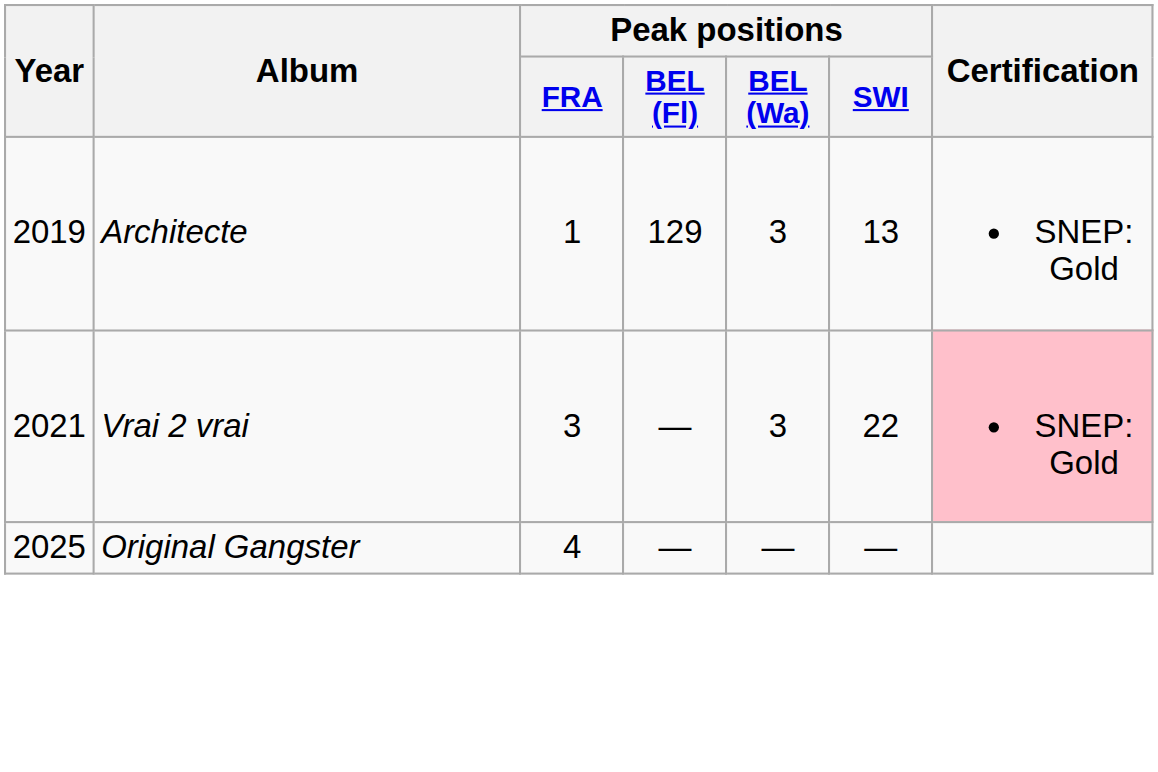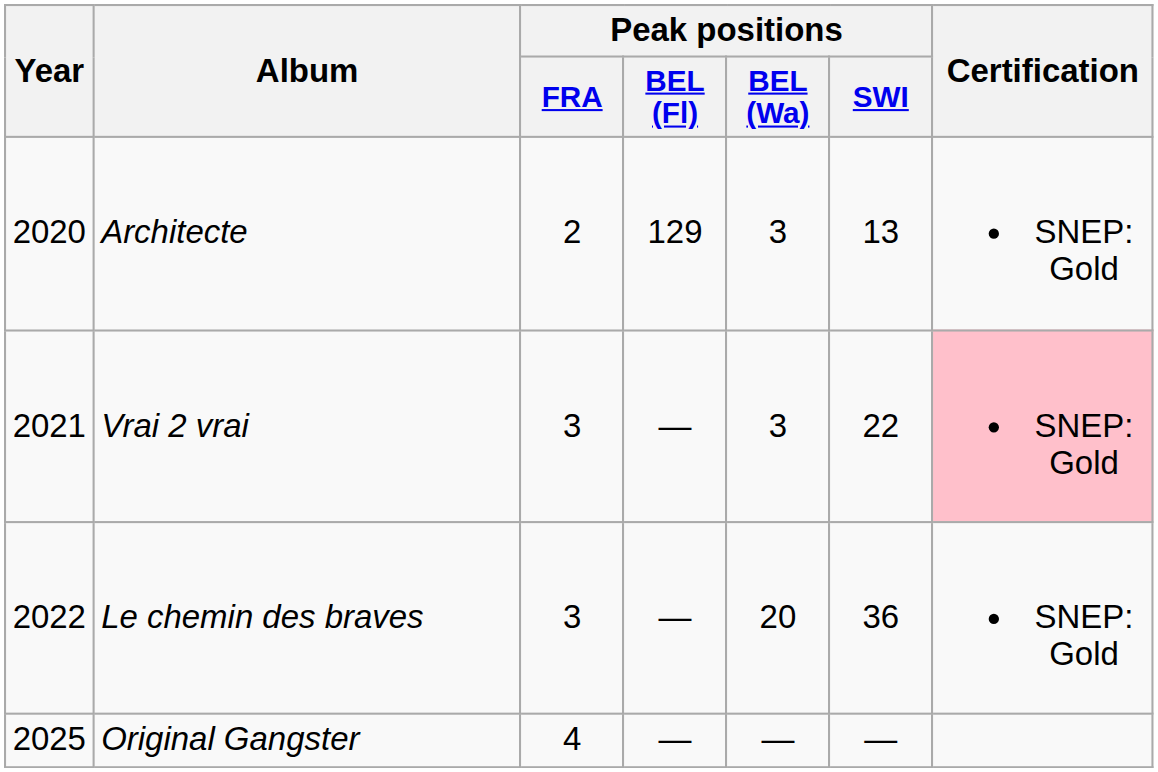(49, 232) 2019 -> (49, 232) 2020
(572, 232) 1 -> (572, 232) 2
+ row: (262, 617)
